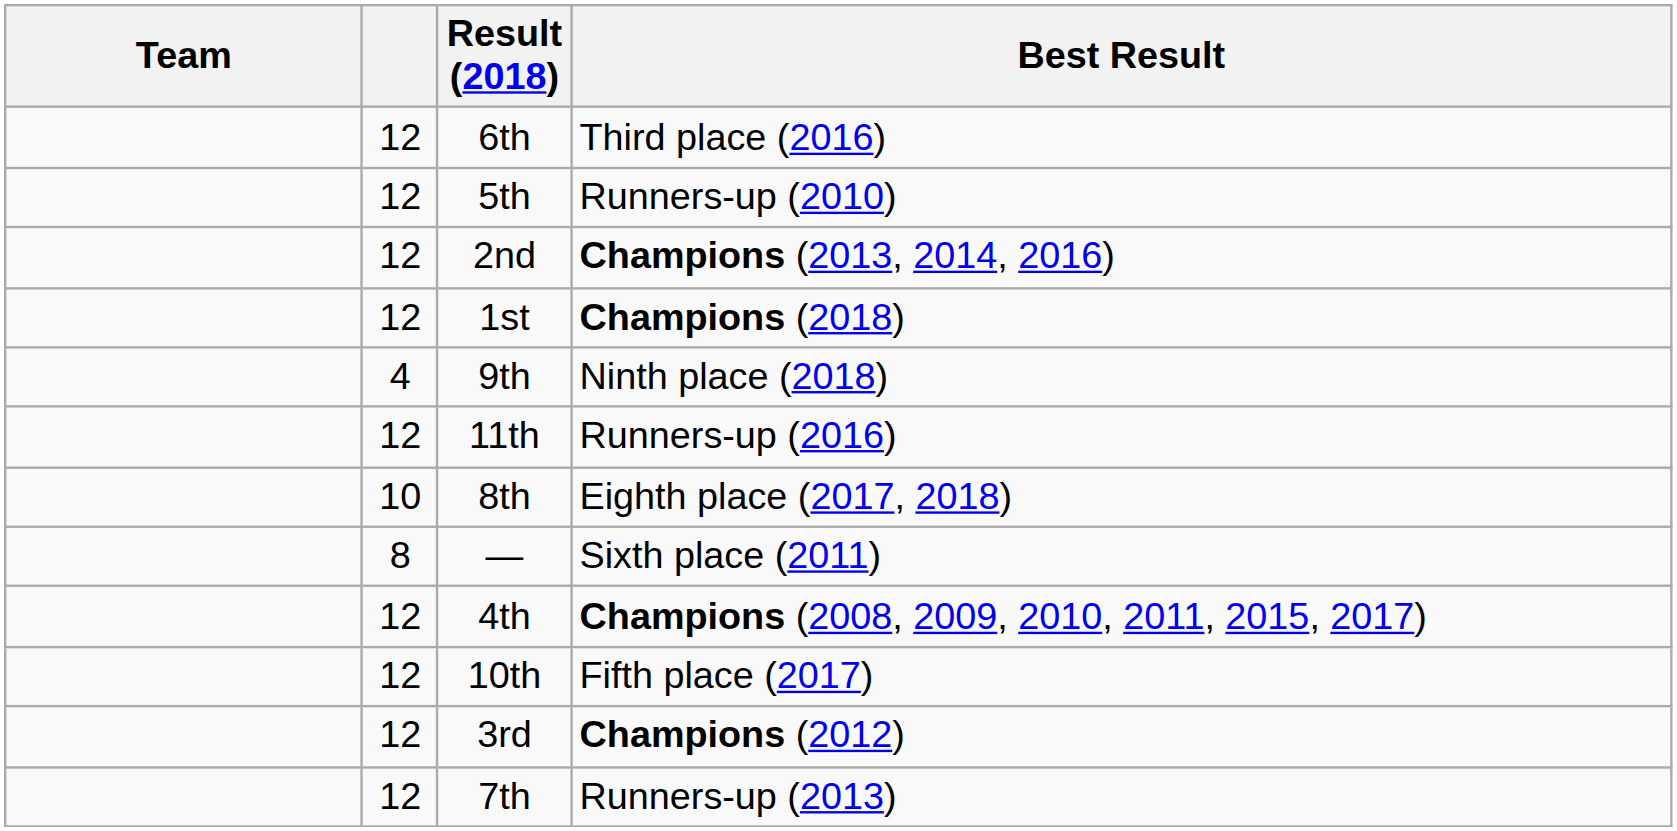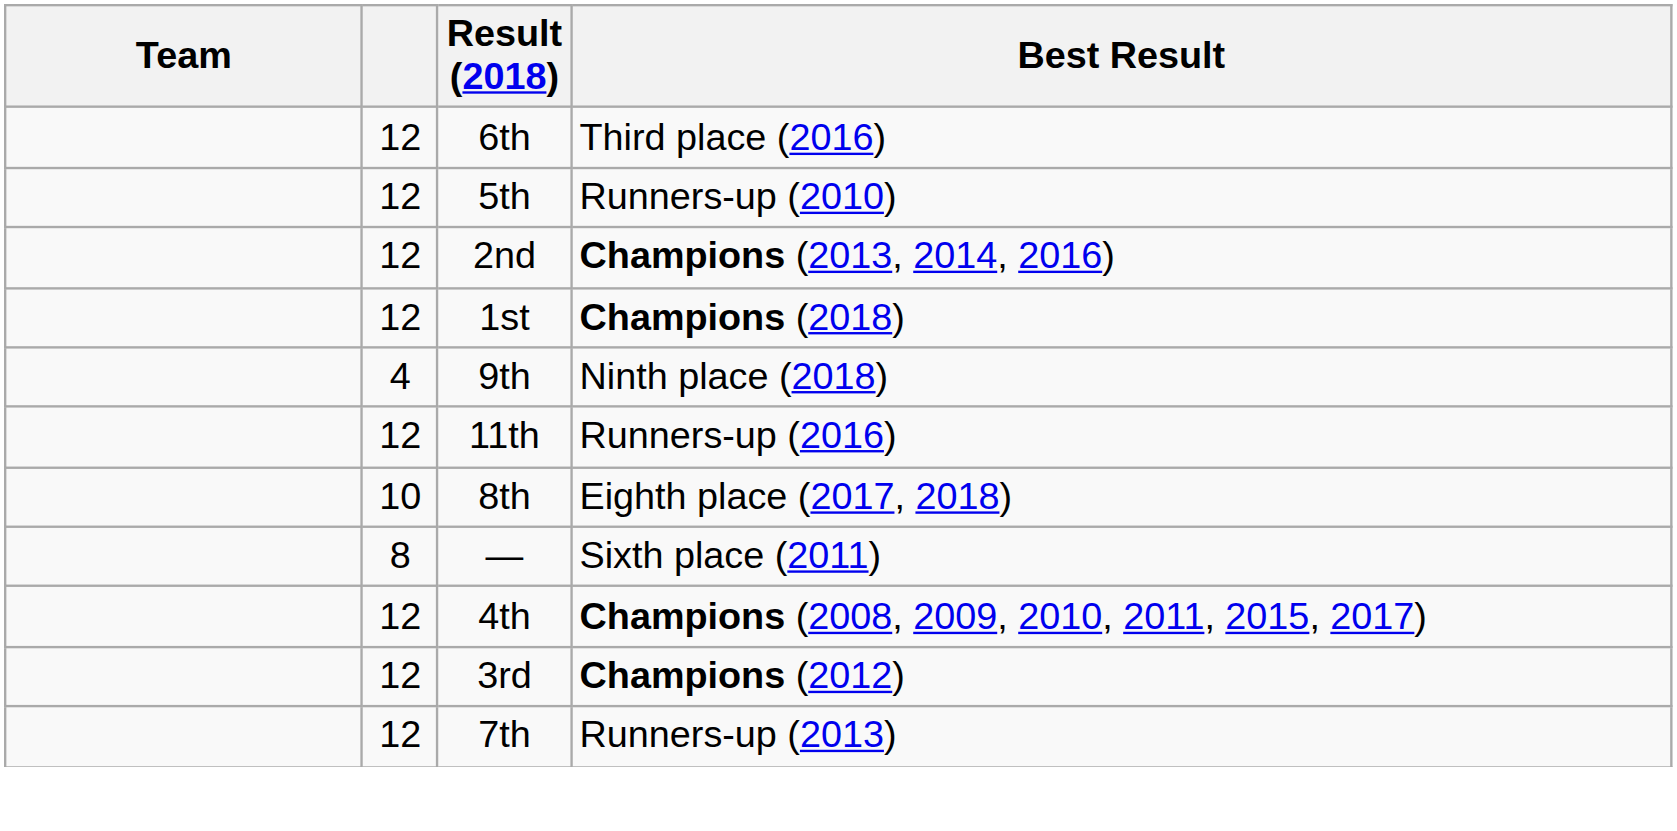- row: (504, 675)
